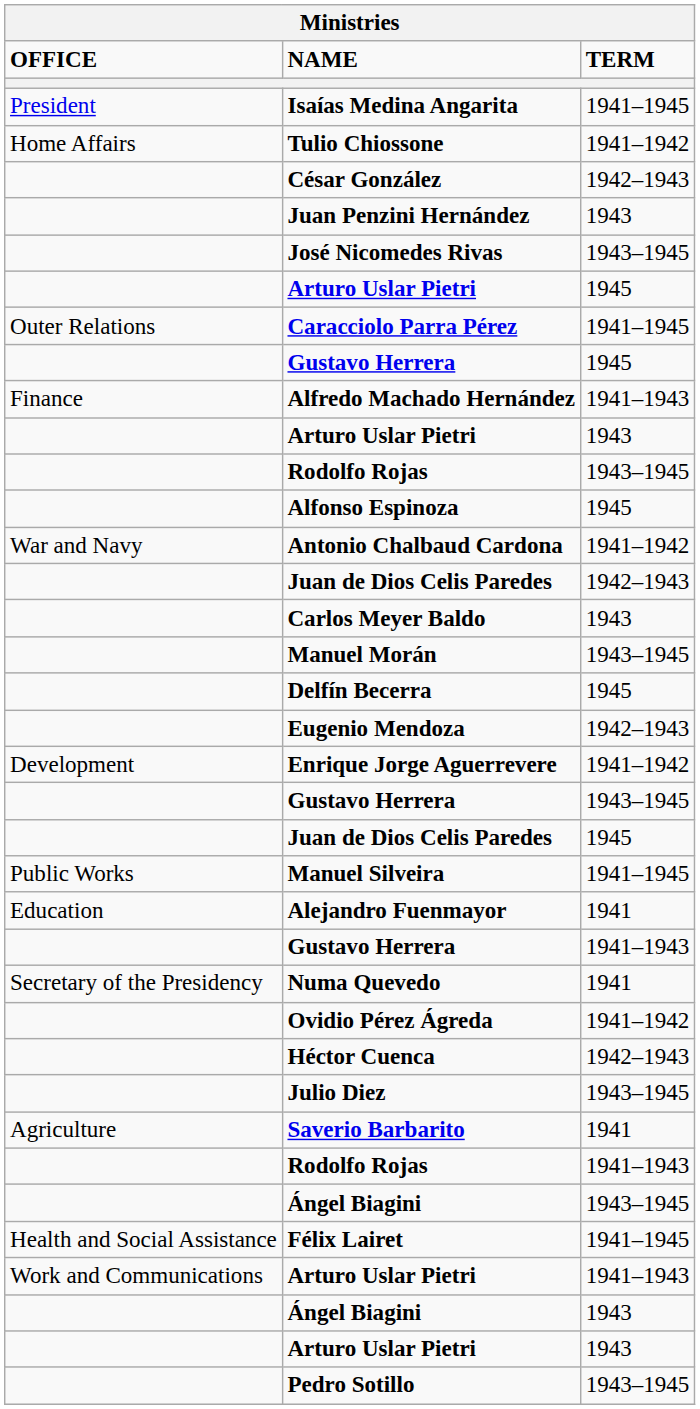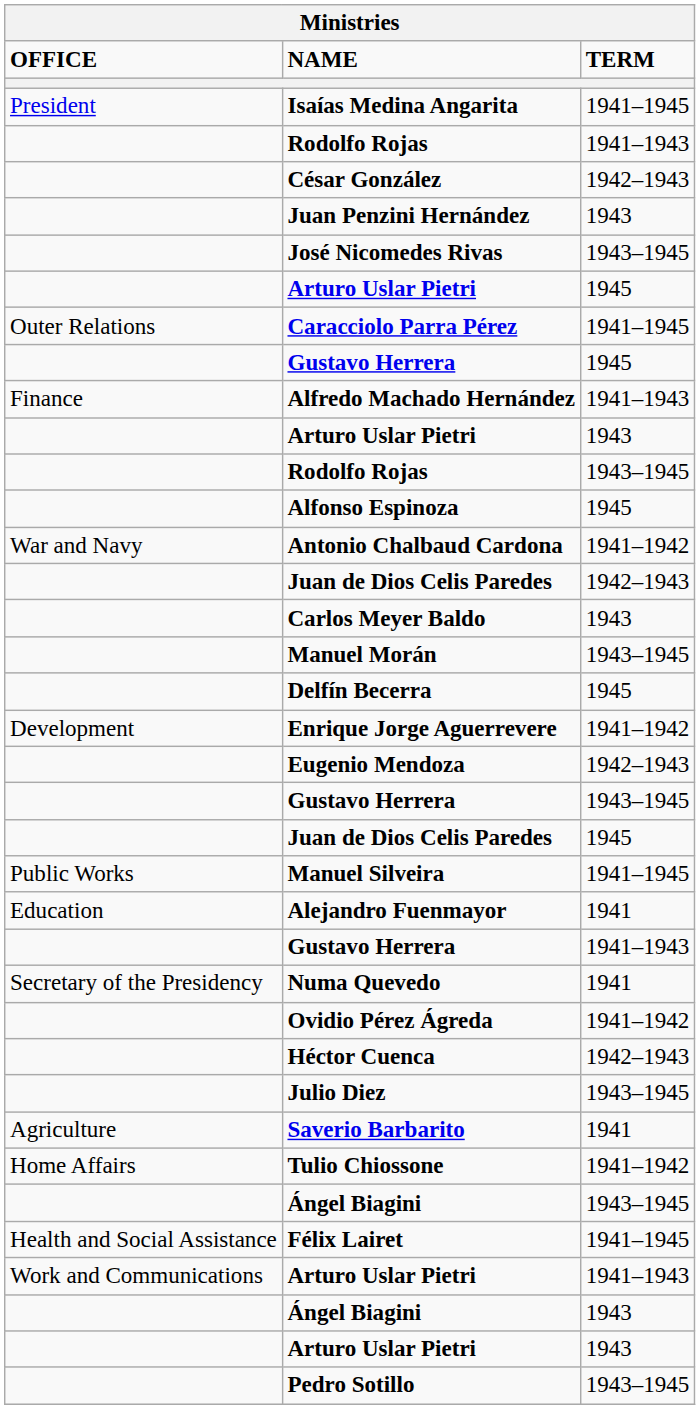rows swapped: (365, 143) <-> (358, 1166)
rows swapped: (422, 764) <-> (376, 727)
